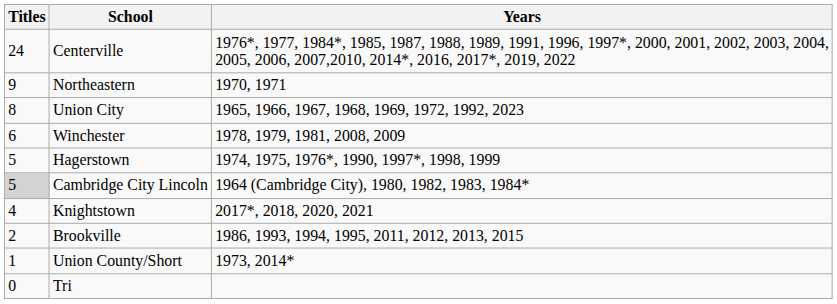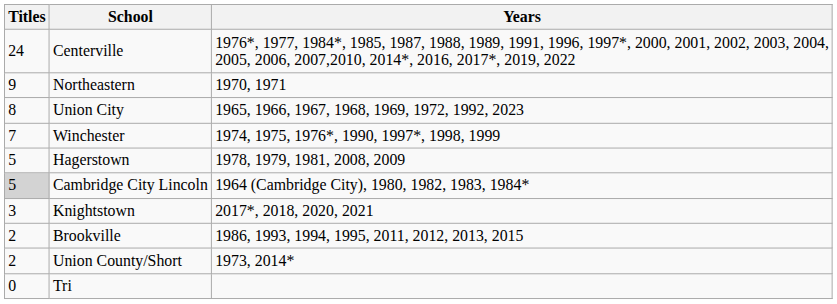(12, 135) 6 -> (12, 135) 7
(310, 135) 1978, 1979, 1981, 2008, 2009 -> (358, 135) 1974, 1975, 1976*, 1990, 1997*, 1998, 1999
(358, 160) 1974, 1975, 1976*, 1990, 1997*, 1998, 1999 -> (310, 160) 1978, 1979, 1981, 2008, 2009
(12, 210) 4 -> (12, 210) 3
(12, 260) 1 -> (12, 260) 2
